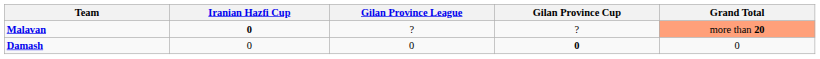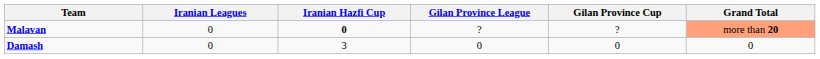+ column: (210, 12)
(249, 45) 0 -> (344, 45) 3
(577, 45) bold -> (617, 45) normal
